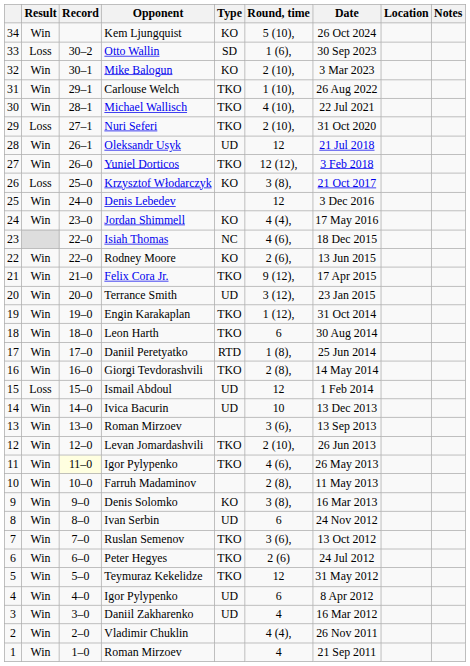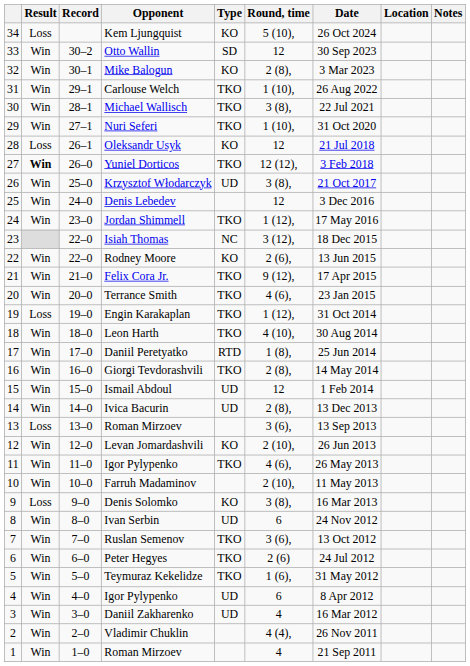(41, 32) Win -> (41, 32) Loss
(41, 51) Loss -> (41, 51) Win
(279, 51) 1 (6), -> (279, 51) 12
(279, 70) 2 (10), -> (279, 70) 2 (8),
(279, 107) 4 (10), -> (279, 107) 3 (8),
(41, 126) Loss -> (41, 126) Win
(279, 126) 2 (10), -> (279, 126) 1 (10),
(41, 145) Win -> (41, 145) Loss
(230, 145) UD -> (230, 145) KO
(41, 164) normal -> (41, 164) bold
(41, 182) Loss -> (41, 182) Win
(230, 182) KO -> (230, 182) UD
(230, 220) KO -> (230, 220) TKO
(279, 220) 4 (4), -> (279, 220) 1 (12),
(279, 239) 4 (6), -> (279, 239) 3 (12),
(230, 295) UD -> (230, 295) TKO
(279, 295) 3 (12), -> (279, 295) 4 (6),
(41, 314) Win -> (41, 314) Loss
(279, 333) 6 -> (279, 333) 4 (10),
(41, 389) Loss -> (41, 389) Win
(279, 408) 10 -> (279, 408) 2 (8),
(41, 426) Win -> (41, 426) Loss
(230, 445) TKO -> (230, 445) KO
(80, 464) lightyellow background -> (80, 464) no background
(279, 483) 2 (8), -> (279, 483) 2 (10),
(41, 502) Win -> (41, 502) Loss
(279, 577) 12 -> (279, 577) 1 (6),
